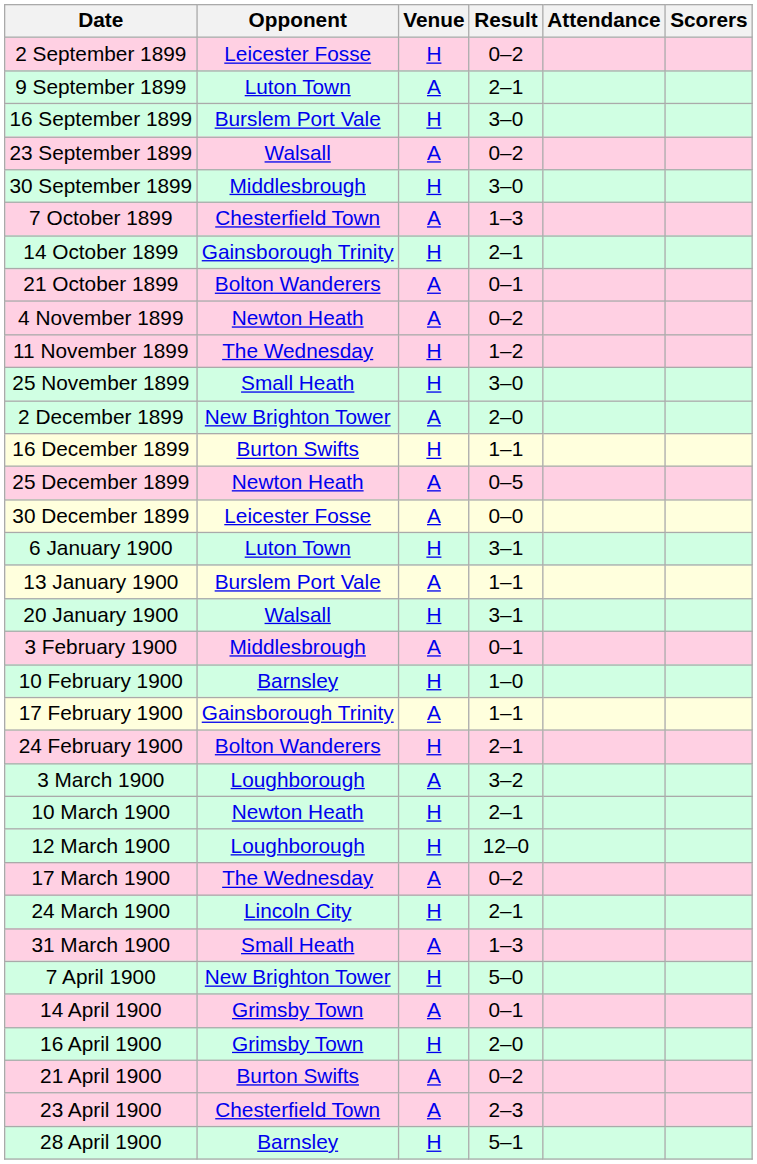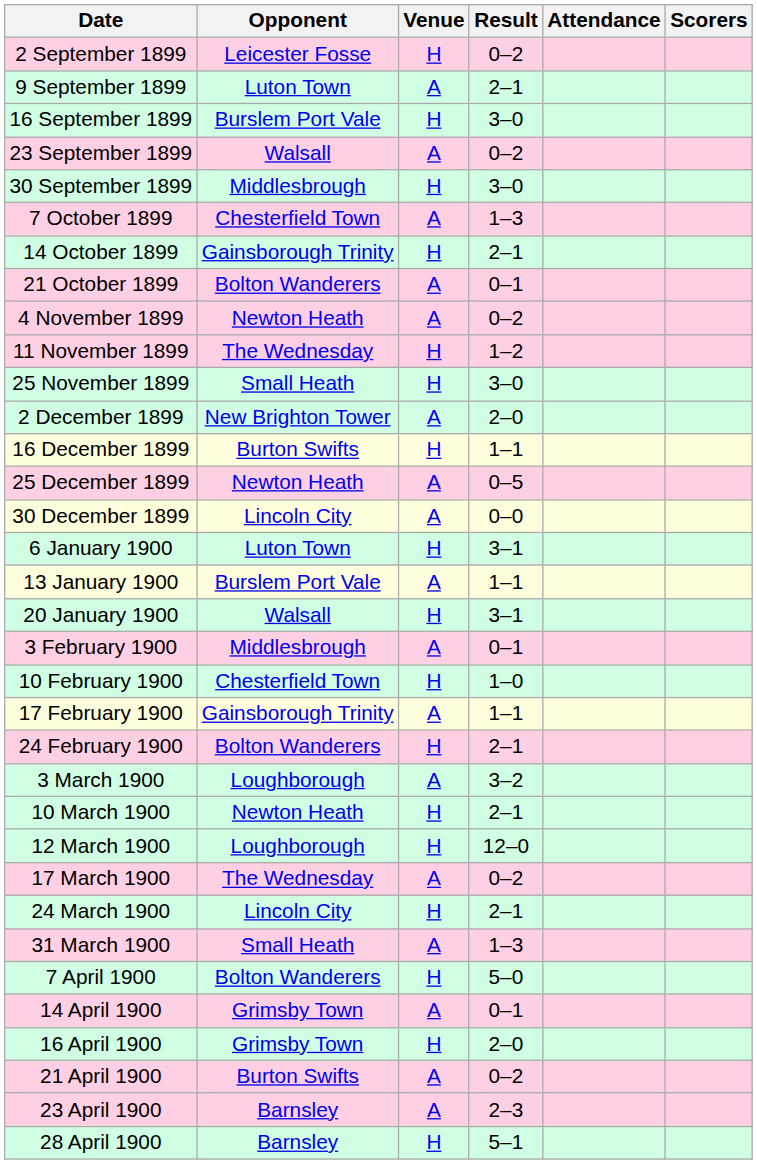(298, 515) Leicester Fosse -> (298, 515) Lincoln City
(298, 680) Barnsley -> (298, 680) Chesterfield Town
(298, 977) New Brighton Tower -> (298, 977) Bolton Wanderers
(298, 1109) Chesterfield Town -> (298, 1109) Barnsley
